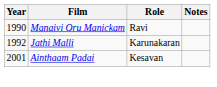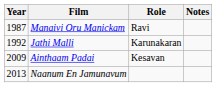(16, 27) 1990 -> (16, 27) 1987
(16, 58) 2001 -> (16, 58) 2009
+ row: (79, 74)
